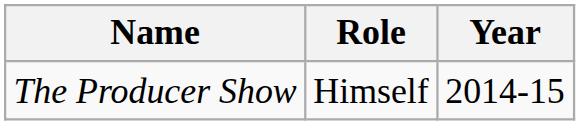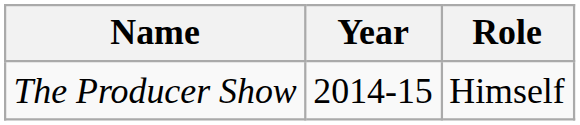columns swapped: (505, 32) <-> (371, 32)
